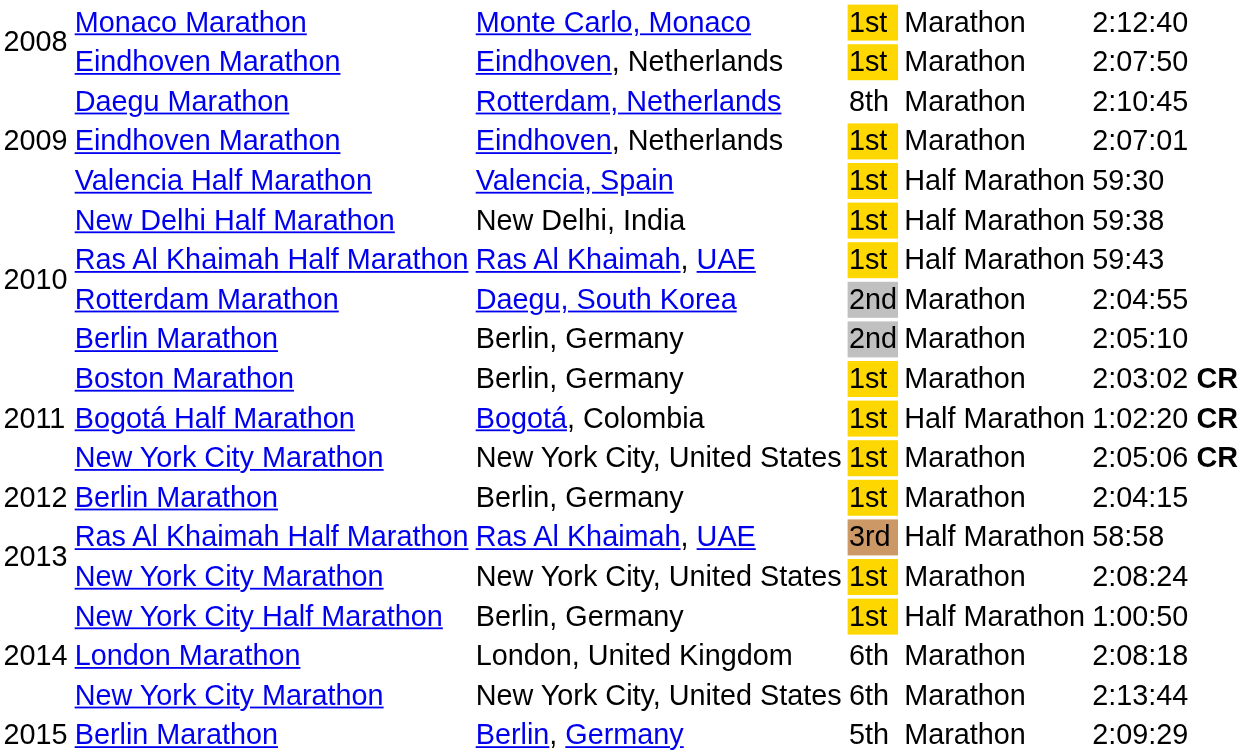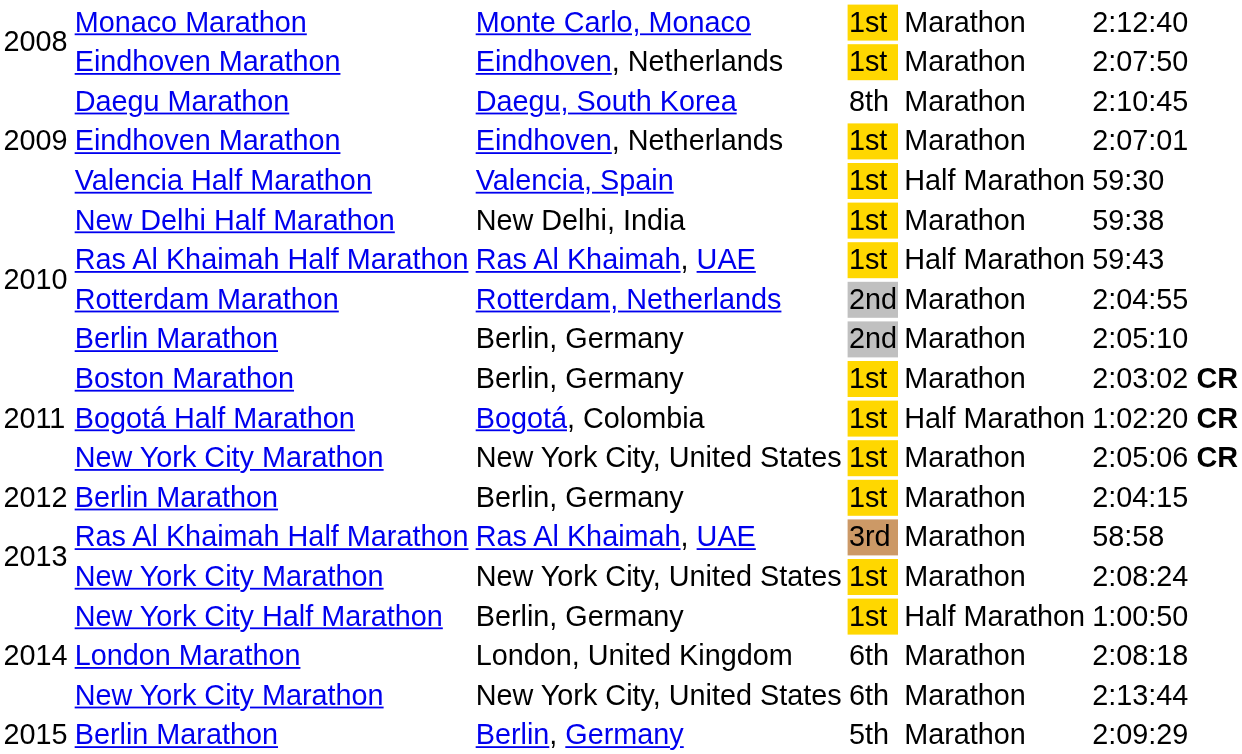(629, 101) Rotterdam, Netherlands -> (606, 101) Daegu, South Korea
(995, 220) Half Marathon -> (965, 220) Marathon
(606, 299) Daegu, South Korea -> (629, 299) Rotterdam, Netherlands
(995, 536) Half Marathon -> (965, 536) Marathon
